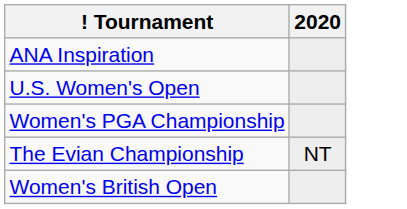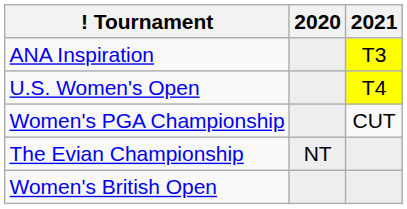+ column: (374, 21)
